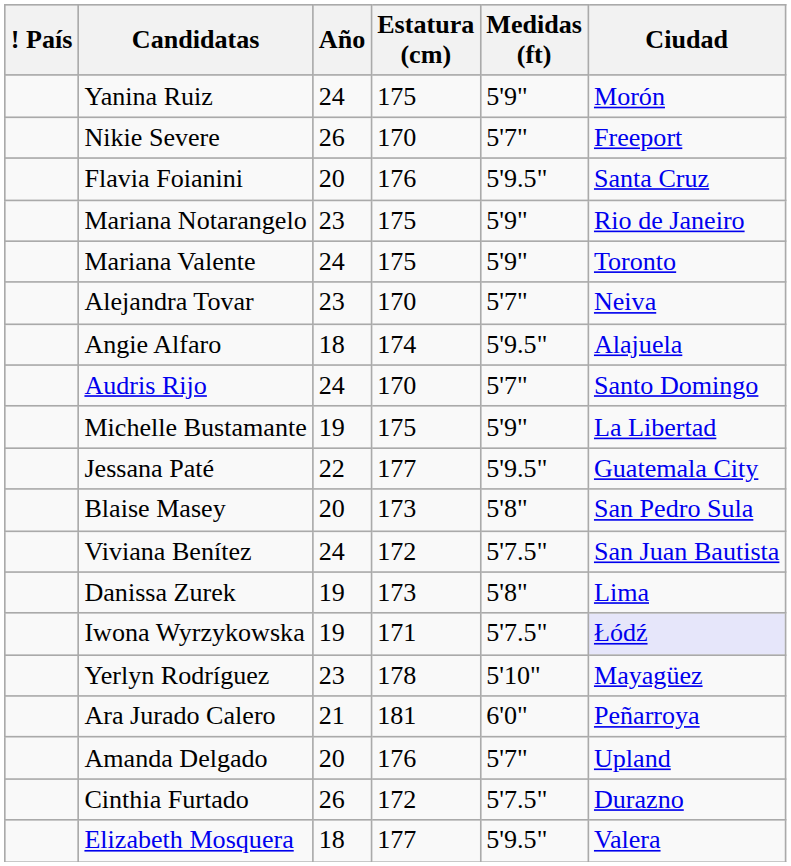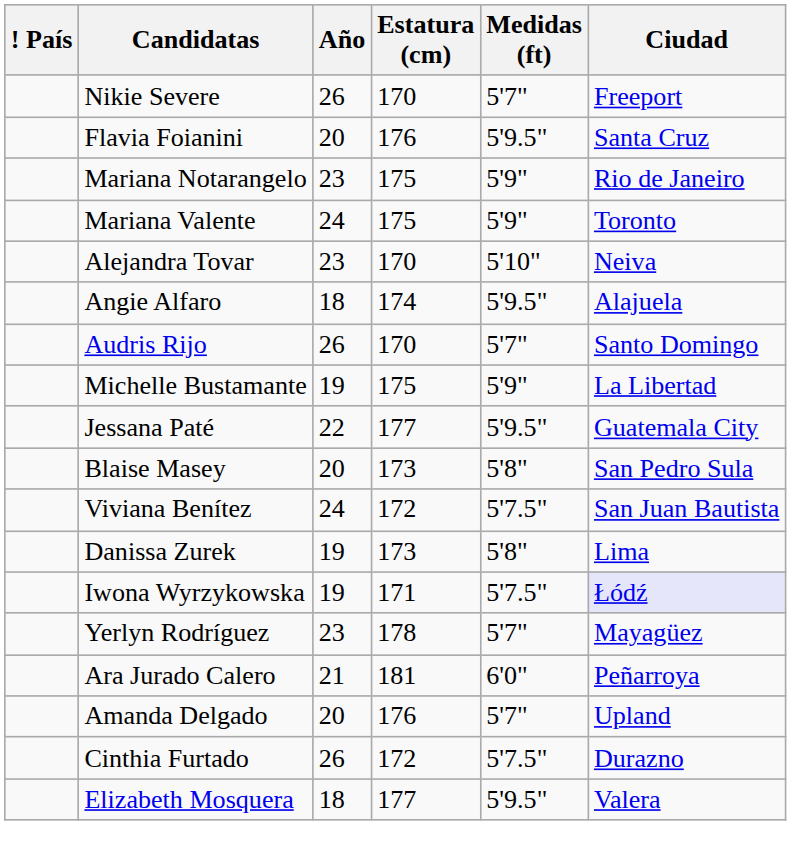- row: (149, 95)
(507, 302) 5'7" -> (514, 261) 5'10"
(332, 385) 24 -> (332, 344) 26
(514, 674) 5'10" -> (507, 633) 5'7"
